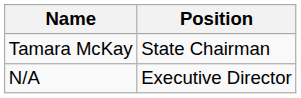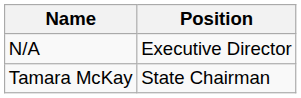rows swapped: (71, 48) <-> (24, 78)
